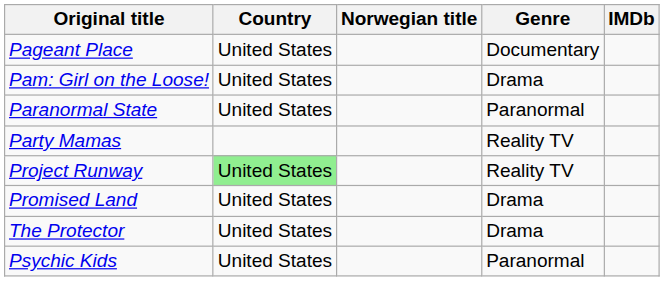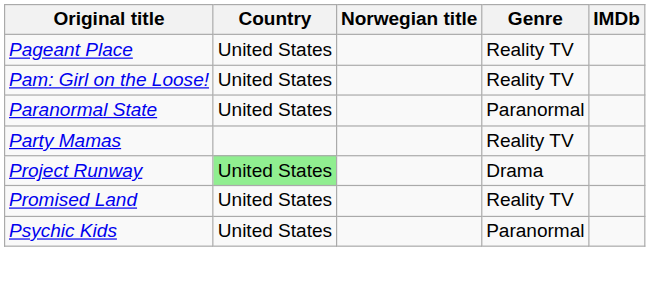(543, 49) Documentary -> (530, 49) Reality TV
(515, 79) Drama -> (530, 79) Reality TV
(530, 170) Reality TV -> (515, 170) Drama
(515, 200) Drama -> (530, 200) Reality TV
- row: (67, 230)
